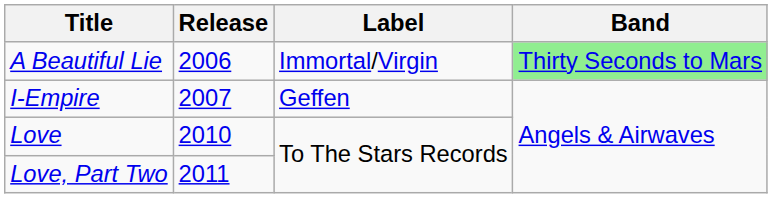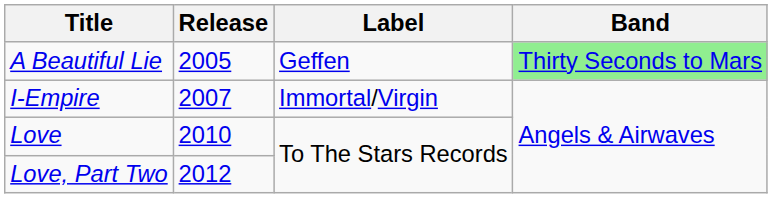(205, 60) 2006 -> (205, 60) 2005
(358, 60) Immortal/Virgin -> (314, 60) Geffen
(314, 98) Geffen -> (358, 98) Immortal/Virgin
(204, 173) 2011 -> (205, 173) 2012
